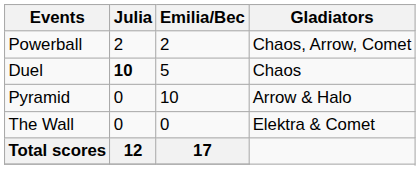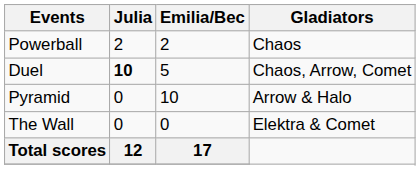(332, 44) Chaos, Arrow, Comet -> (277, 44) Chaos
(277, 71) Chaos -> (332, 71) Chaos, Arrow, Comet
